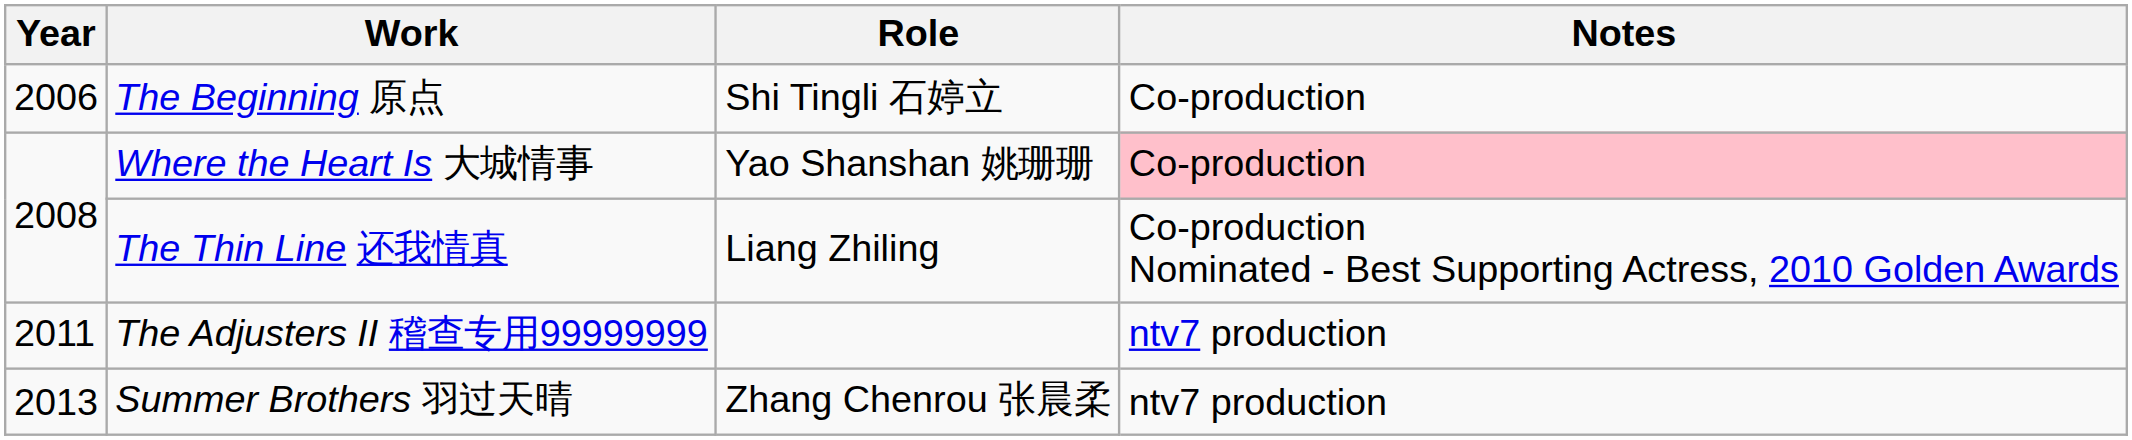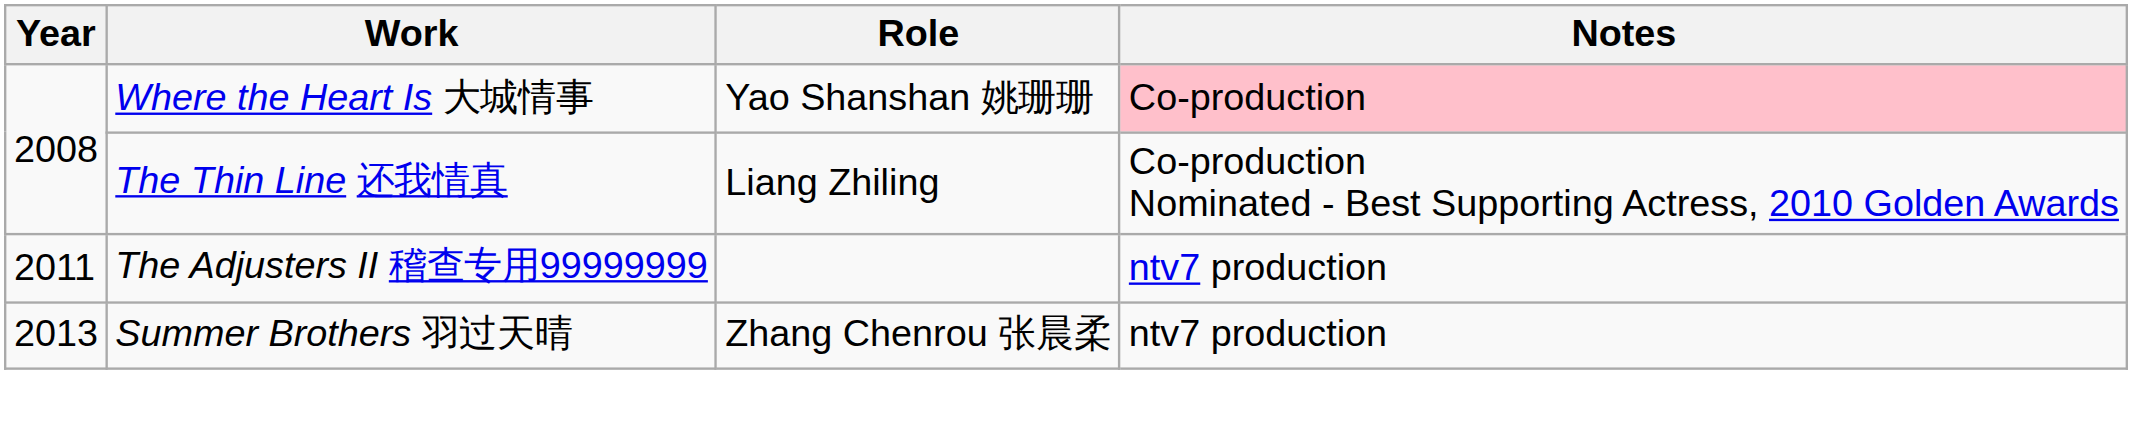- row: (280, 96)
